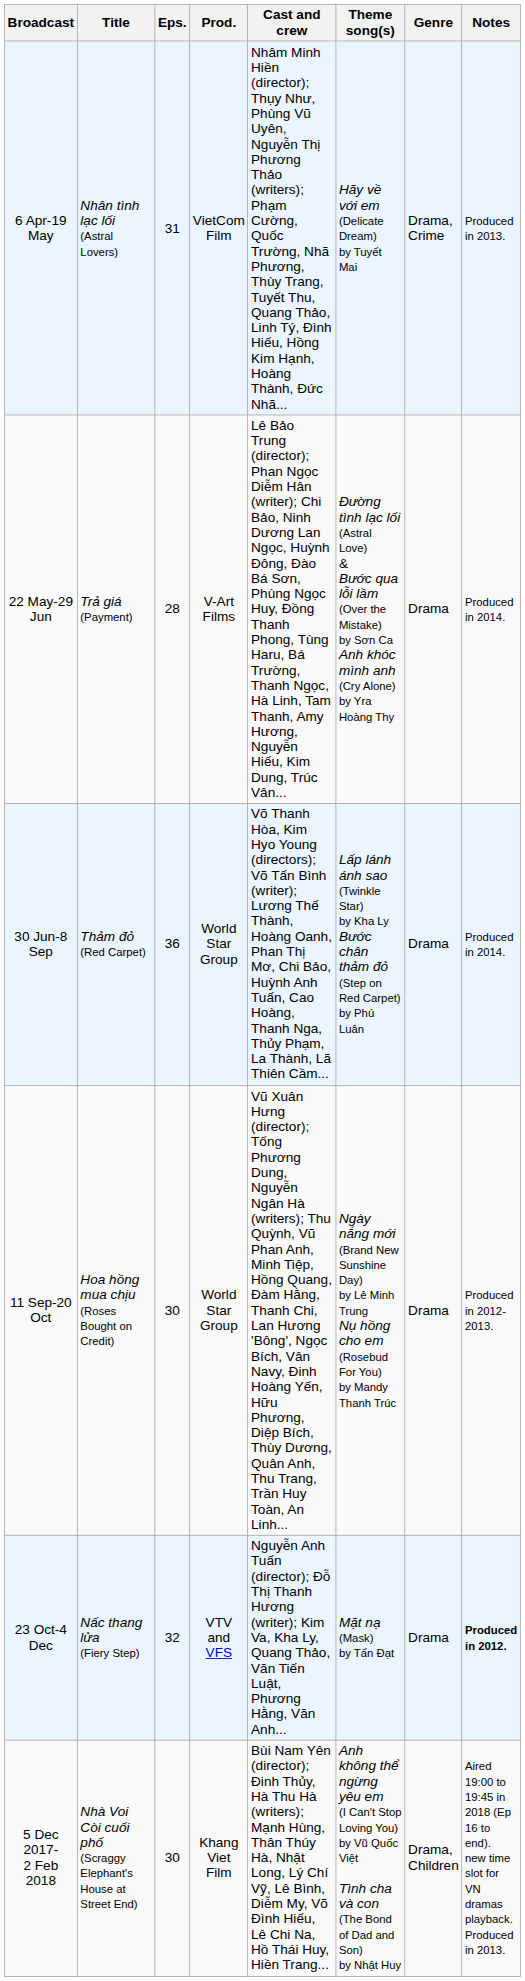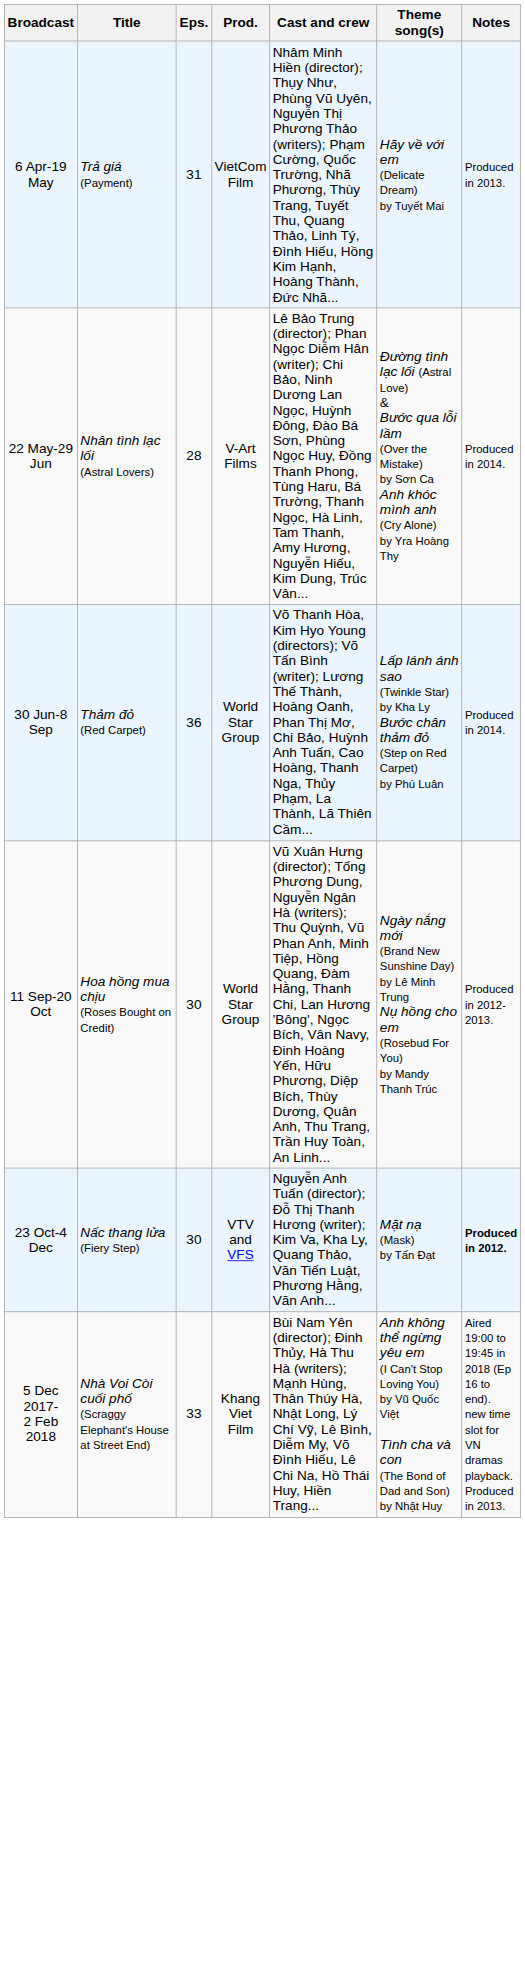- column: (433, 22)
(110, 228) Nhân tình lạc lối (Astral Lovers) -> (106, 174) Trả giá (Payment)
(106, 609) Trả giá (Payment) -> (120, 456) Nhân tình lạc lối (Astral Lovers)
(172, 1637) 32 -> (194, 1240) 30
(172, 1858) 30 -> (194, 1414) 33
